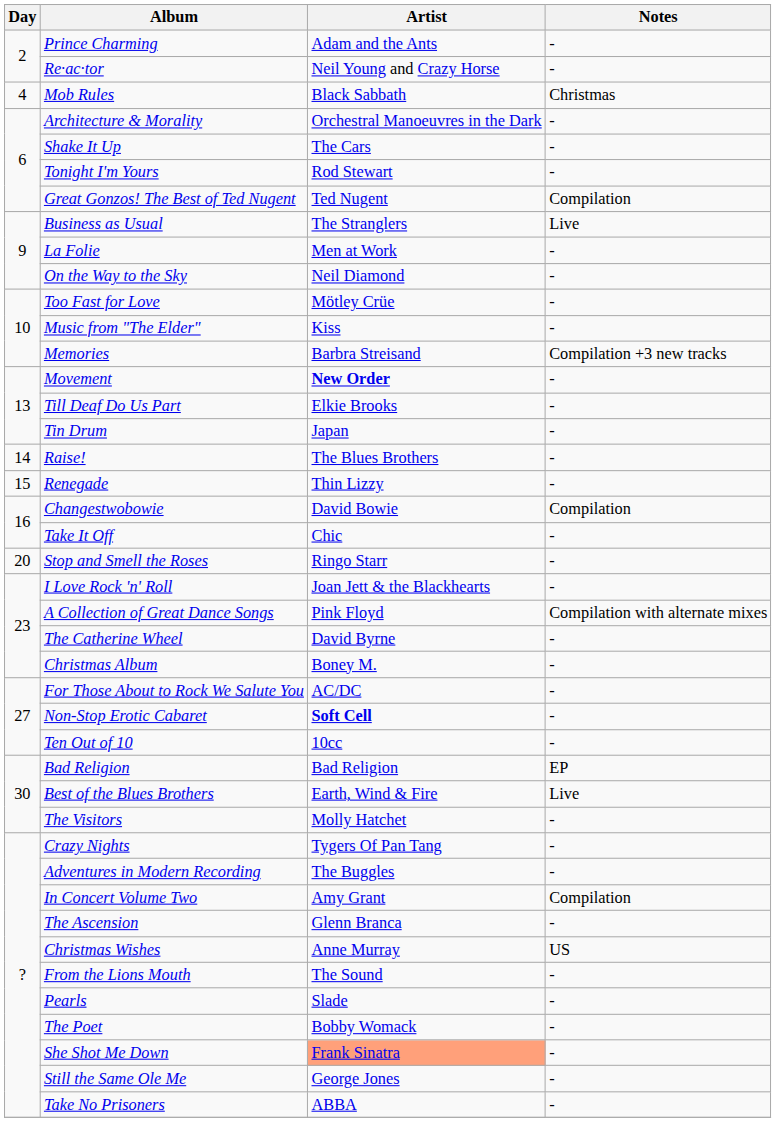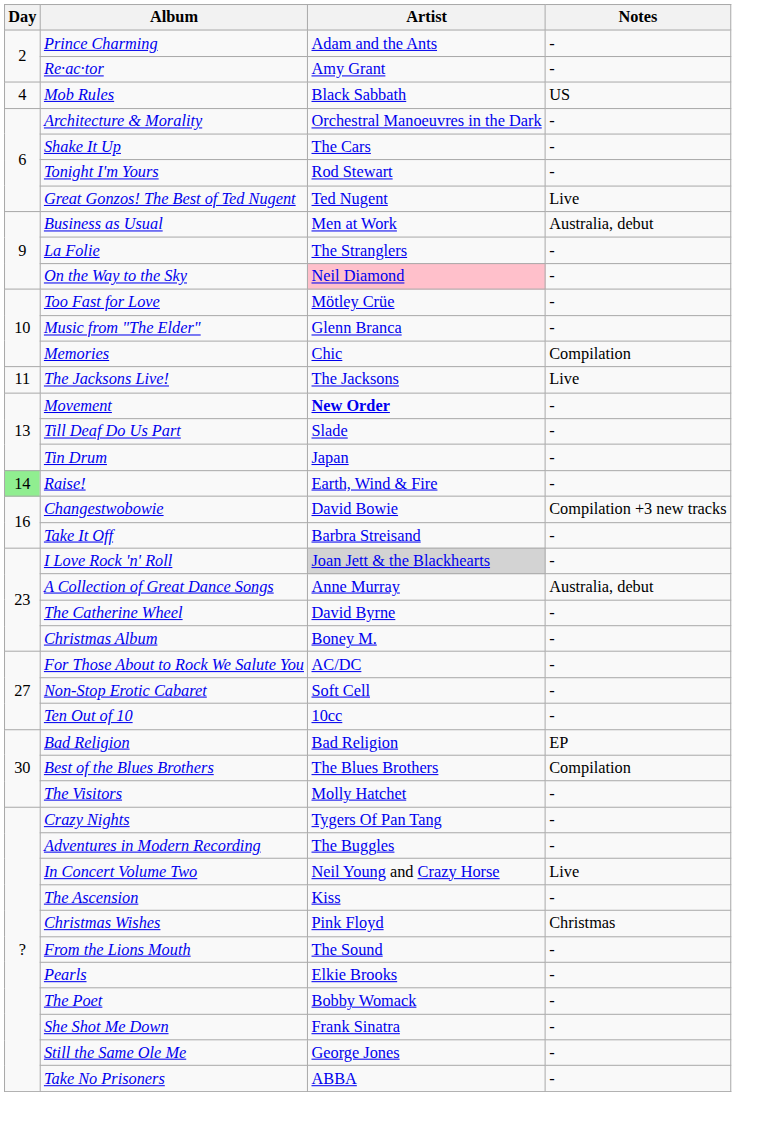(406, 69) Neil Young and Crazy Horse -> (348, 69) Amy Grant
(582, 95) Christmas -> (560, 95) US
(590, 198) Compilation -> (564, 198) Live
(359, 224) The Stranglers -> (354, 224) Men at Work
(564, 224) Live -> (601, 224) Australia, debut
(354, 250) Men at Work -> (359, 250) The Stranglers
(358, 276) no background -> (358, 276) pink background
(326, 328) Kiss -> (357, 328) Glenn Branca
(366, 353) Barbra Streisand -> (327, 353) Chic
(638, 353) Compilation +3 new tracks -> (590, 353) Compilation
+ row: (106, 379)
(354, 405) Elkie Brooks -> (330, 431) Slade
(22, 457) no background -> (22, 483) lightgreen background
(375, 457) The Blues Brothers -> (374, 483) Earth, Wind & Fire
- row: (76, 483)
(590, 509) Compilation -> (638, 509) Compilation +3 new tracks
(327, 535) Chic -> (366, 535) Barbra Streisand
- row: (126, 560)
(401, 586) no background -> (401, 560) lightgrey background
(348, 612) Pink Floyd -> (356, 586) Anne Murray
(658, 612) Compilation with alternate mixes -> (601, 586) Australia, debut
(342, 716) bold -> (341, 690) normal
(374, 793) Earth, Wind & Fire -> (375, 768) The Blues Brothers
(564, 793) Live -> (590, 768) Compilation
(348, 897) Amy Grant -> (406, 871) Neil Young and Crazy Horse
(590, 897) Compilation -> (564, 871) Live
(357, 923) Glenn Branca -> (326, 897) Kiss
(356, 949) Anne Murray -> (348, 923) Pink Floyd
(560, 949) US -> (582, 923) Christmas
(330, 1000) Slade -> (354, 975) Elkie Brooks
(356, 1052) lightsalmon background -> (356, 1026) no background
